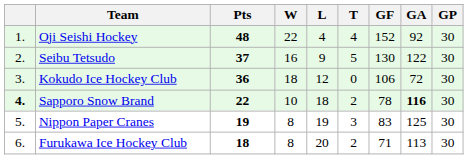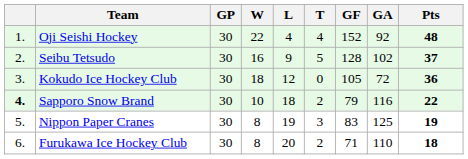columns swapped: (448, 15) <-> (243, 15)
(385, 57) 130 -> (351, 57) 128
(416, 57) 122 -> (383, 57) 102
(385, 79) 106 -> (351, 79) 105
(385, 100) 78 -> (351, 100) 79
(416, 100) bold -> (383, 100) normal
(416, 143) 113 -> (383, 143) 110
